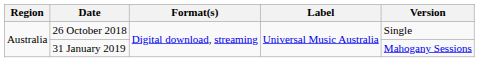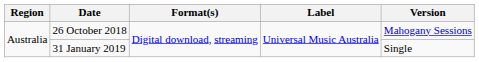(398, 30) Single -> (428, 30) Mahogany Sessions
(428, 48) Mahogany Sessions -> (398, 48) Single
